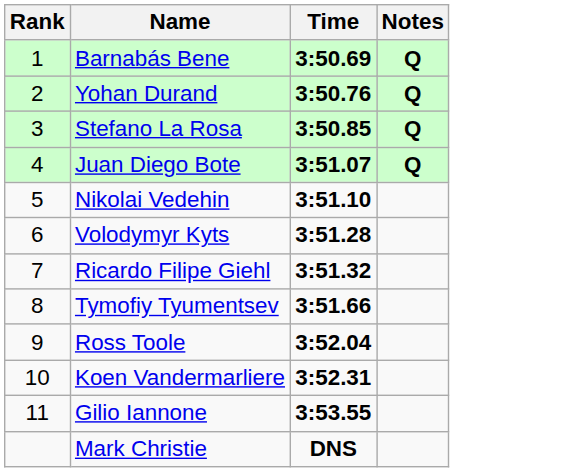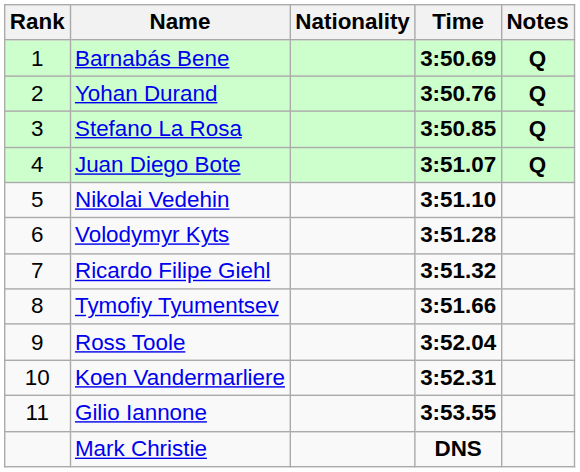+ column: (353, 22)
